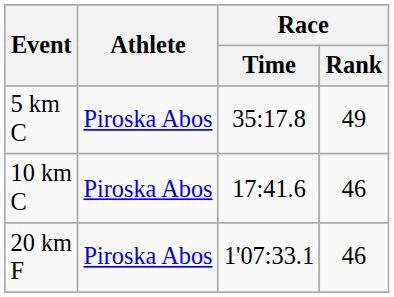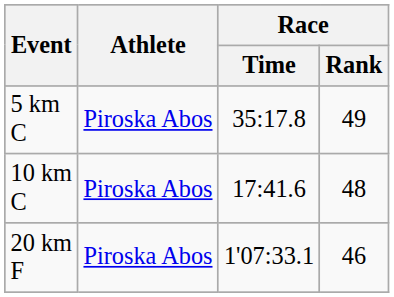(354, 188) 46 -> (354, 188) 48
